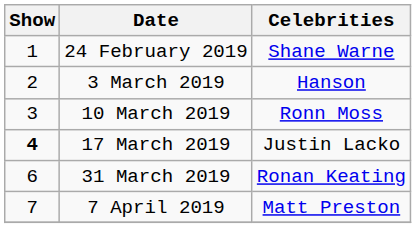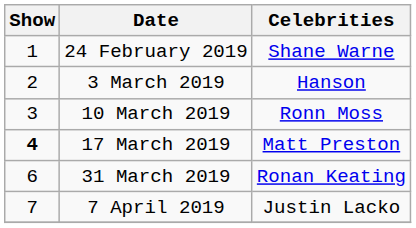(331, 145) Justin Lacko -> (331, 145) Matt Preston
(331, 207) Matt Preston -> (331, 207) Justin Lacko
